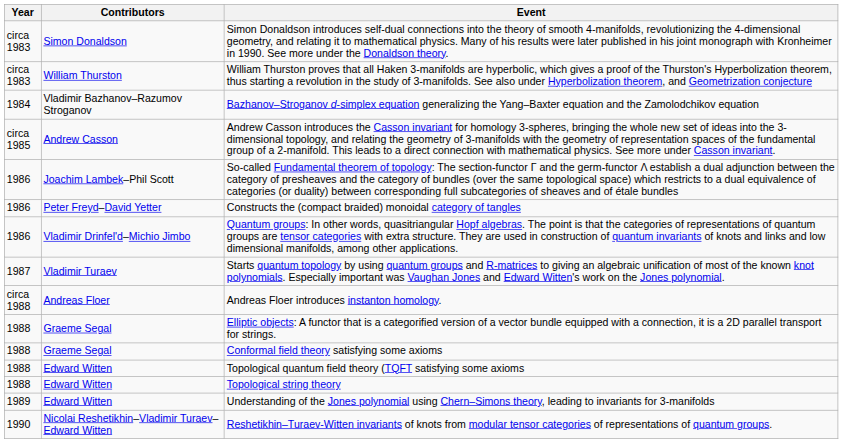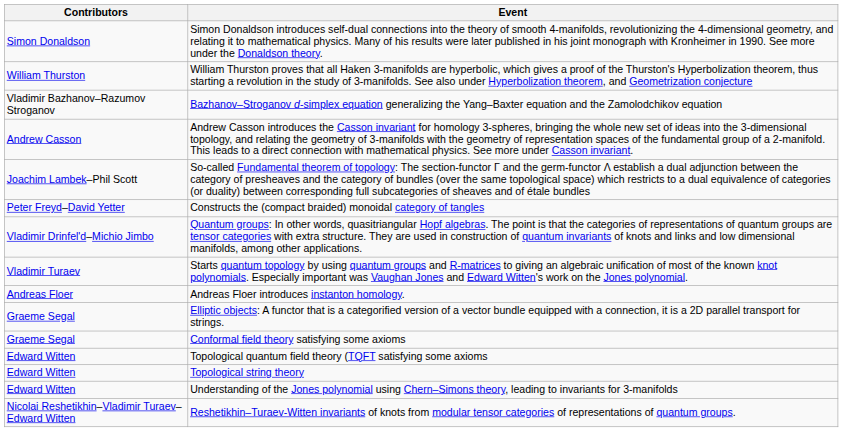- column: (23, 12)
